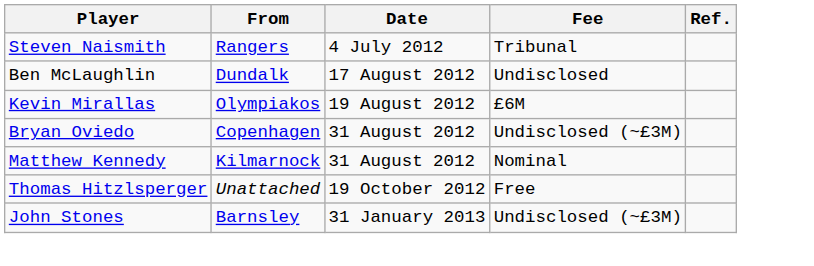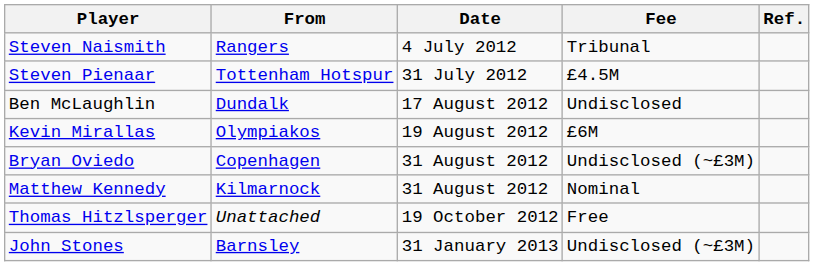+ row: (82, 76)
